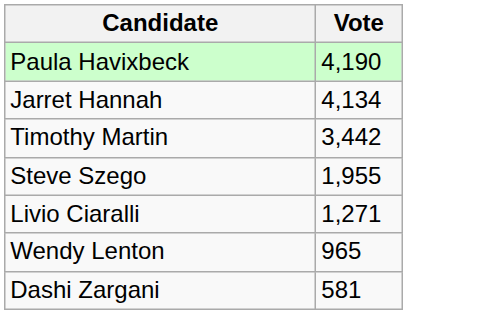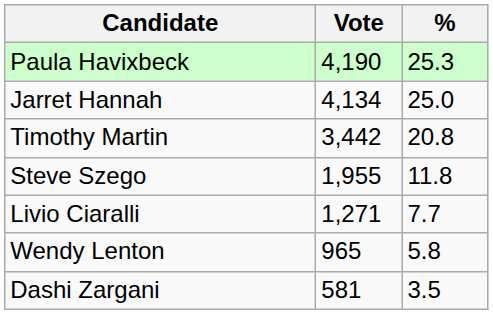+ column: (445, 23)
